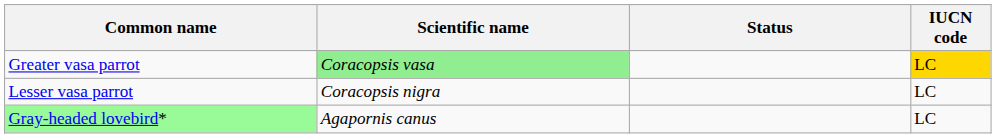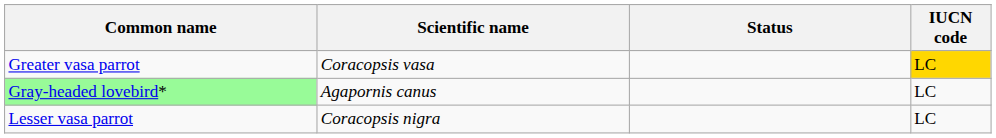(378, 64) lightgreen background -> (378, 64) no background
rows swapped: (71, 91) <-> (88, 118)
